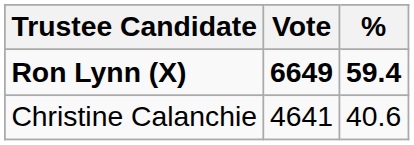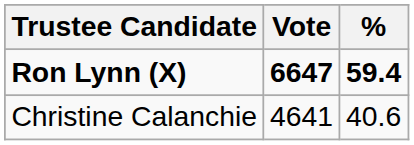(302, 71) 6649 -> (302, 71) 6647
